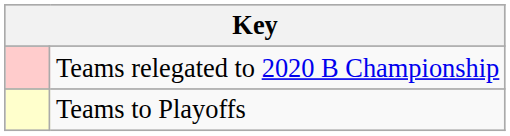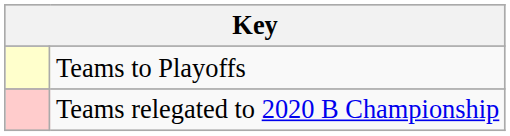rows swapped: (151, 109) <-> (278, 67)
